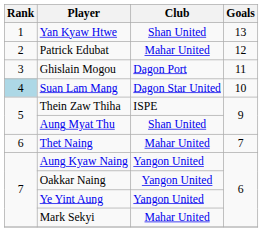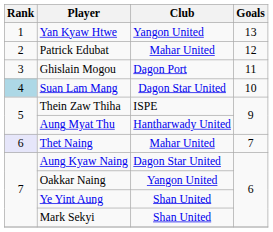(177, 32) Shan United -> (169, 32) Yangon United
(177, 124) Shan United -> (182, 124) Hantharwady United
(21, 143) no background -> (21, 143) lavender background
(169, 161) Yangon United -> (177, 161) Dagon Star United
(169, 198) Yangon United -> (182, 198) Shan United
(177, 217) Mahar United -> (182, 217) Shan United
